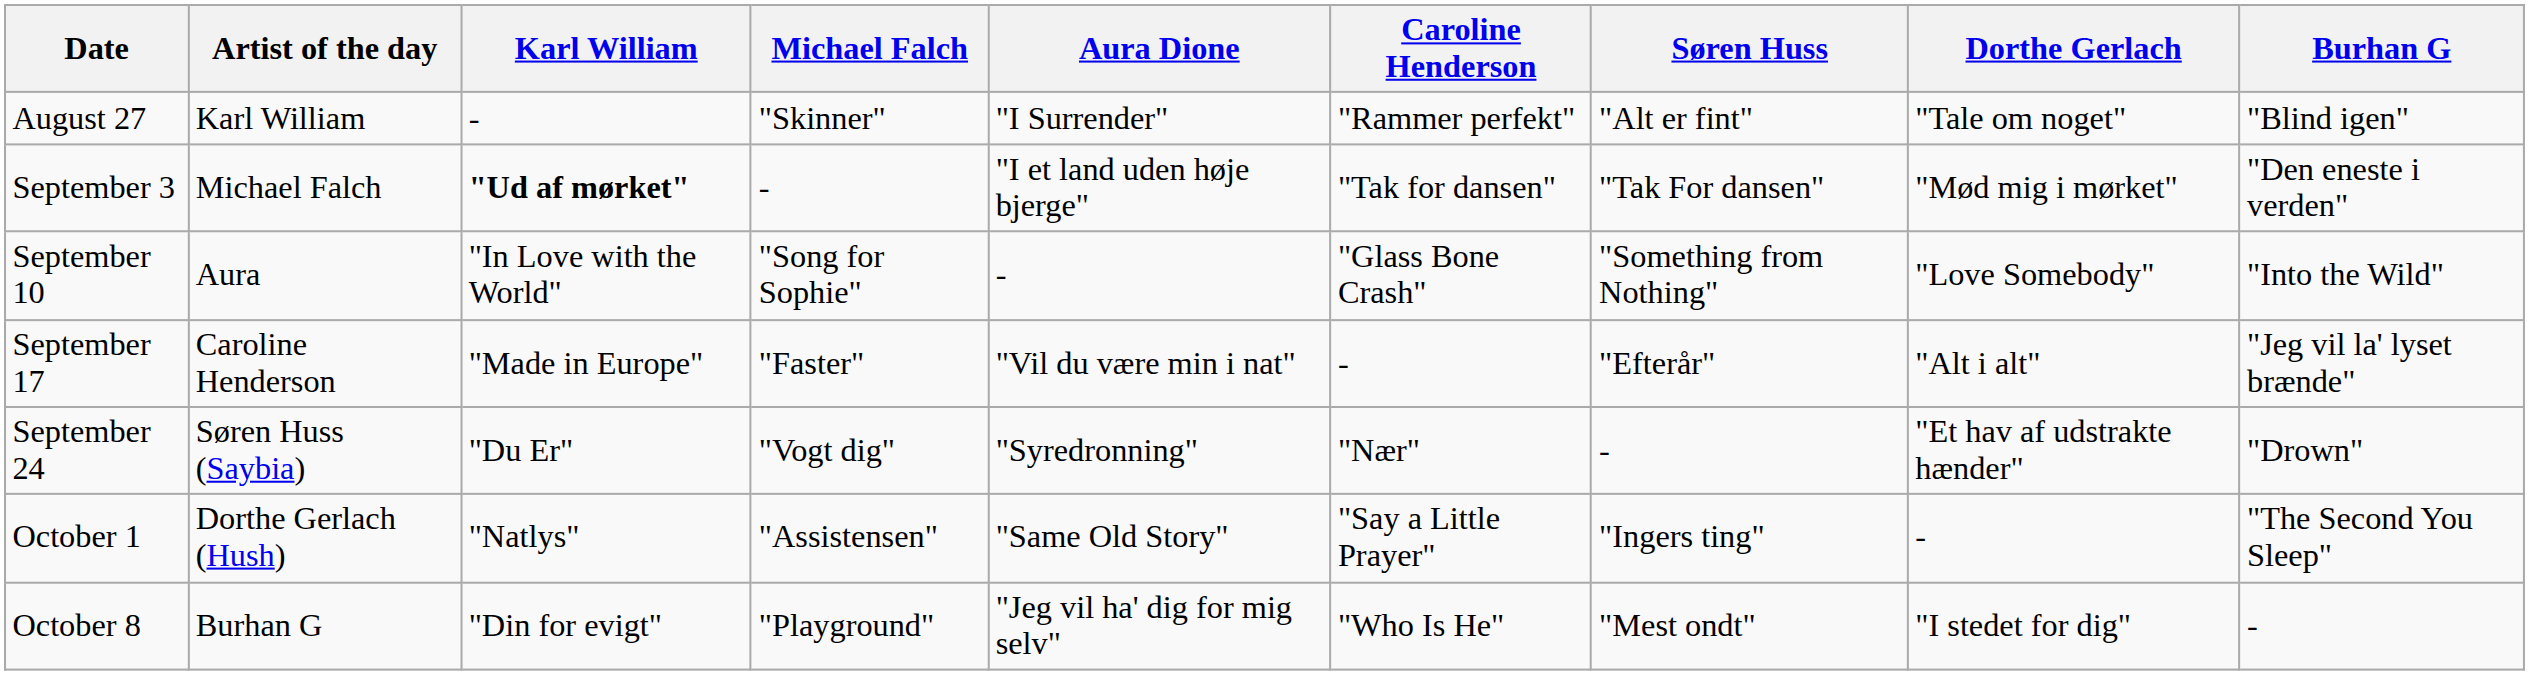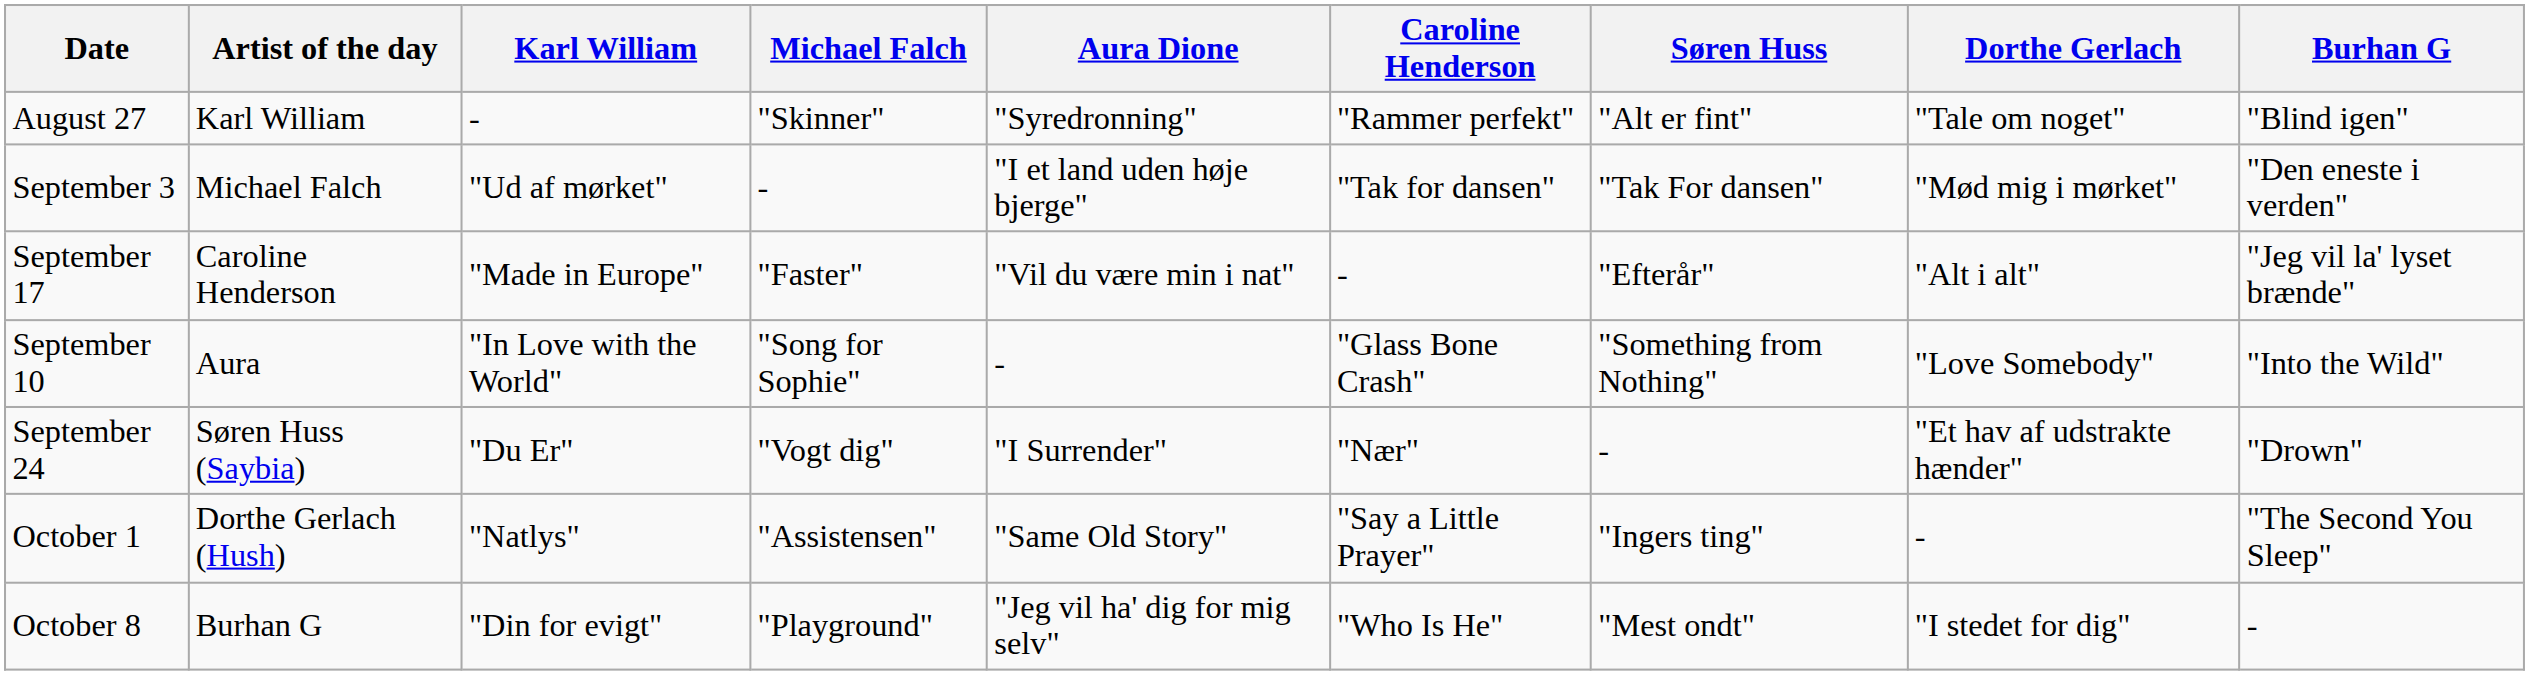(1082, 117) "I Surrender" -> (1096, 117) "Syredronning"
(579, 187) bold -> (568, 187) normal
rows swapped: (82, 274) <-> (82, 362)
(1097, 450) "Syredronning" -> (1081, 450) "I Surrender"
